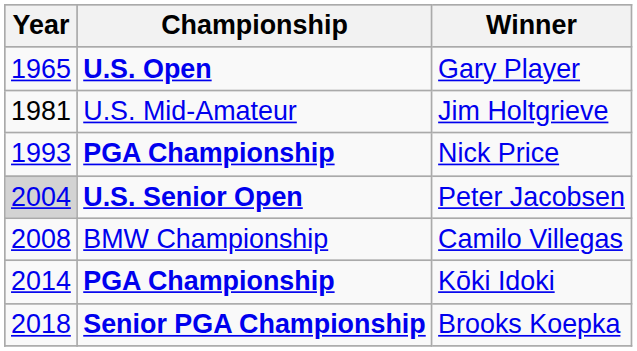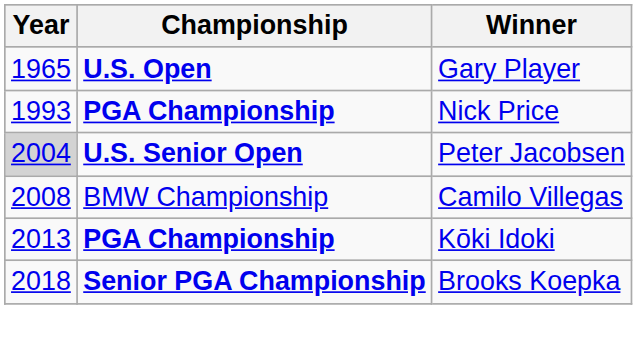- row: (523, 111)
(41, 281) 2014 -> (41, 238) 2013
